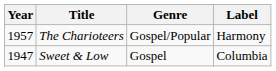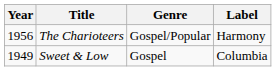(20, 35) 1957 -> (20, 35) 1956
(20, 55) 1947 -> (20, 55) 1949
